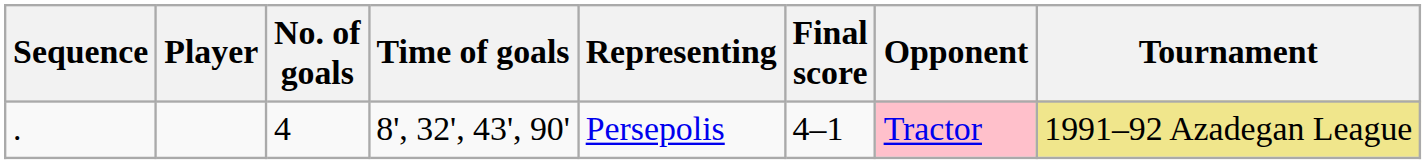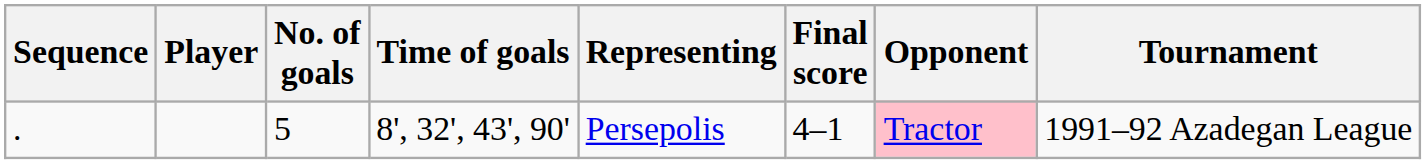(283, 128) 4 -> (283, 128) 5
(1228, 128) khaki background -> (1228, 128) no background
